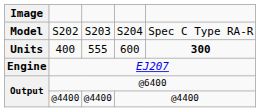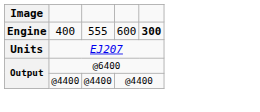- row: (65, 31)
(27, 49) Units -> (27, 31) Engine
(27, 67) Engine -> (27, 49) Units
